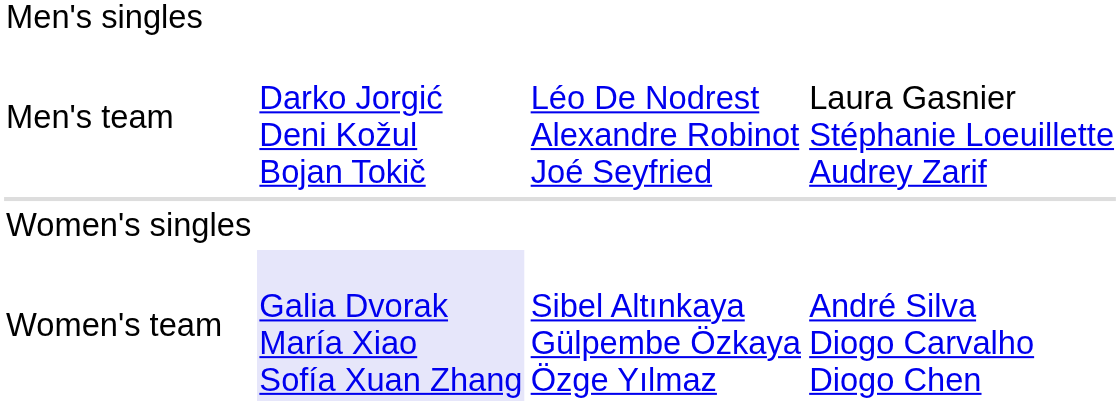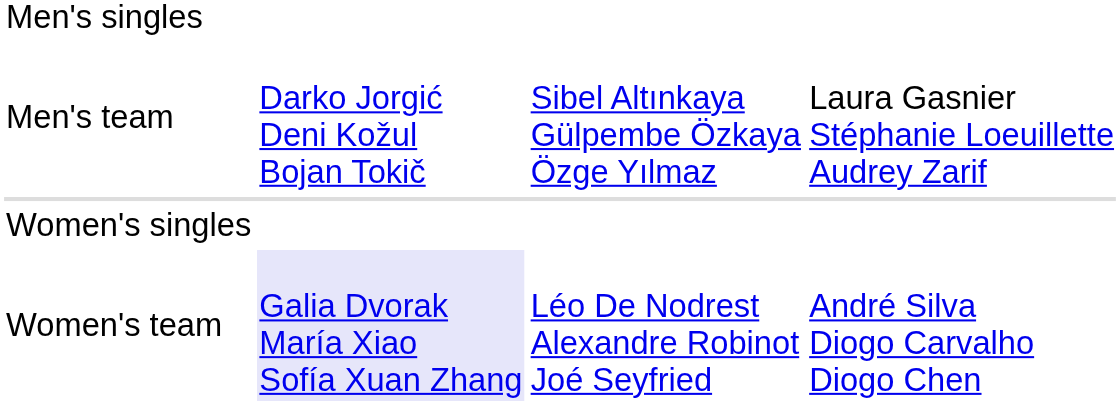(665, 135) Léo De Nodrest Alexandre Robinot Joé Seyfried -> (666, 135) Sibel Altınkaya Gülpembe Özkaya Özge Yılmaz
(666, 343) Sibel Altınkaya Gülpembe Özkaya Özge Yılmaz -> (665, 343) Léo De Nodrest Alexandre Robinot Joé Seyfried
